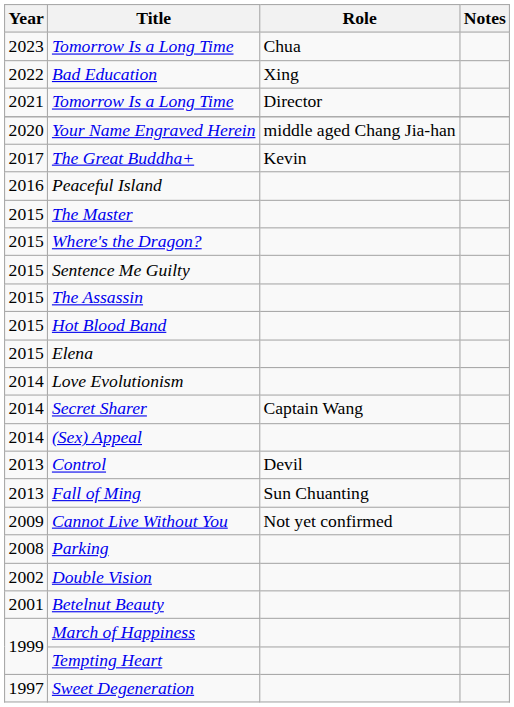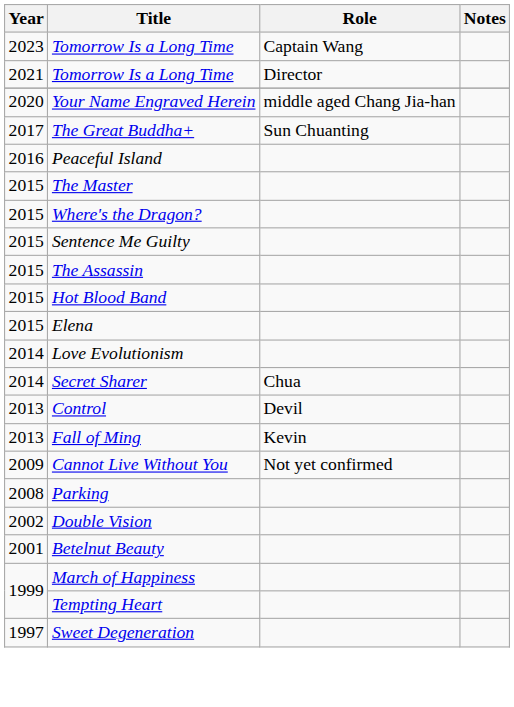(282, 46) Chua -> (313, 46) Captain Wang
- row: (26, 74)
(285, 158) Kevin -> (316, 130) Sun Chuanting
(313, 409) Captain Wang -> (282, 381) Chua
- row: (26, 437)
(316, 492) Sun Chuanting -> (285, 437) Kevin
